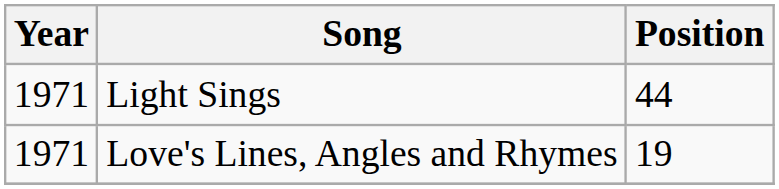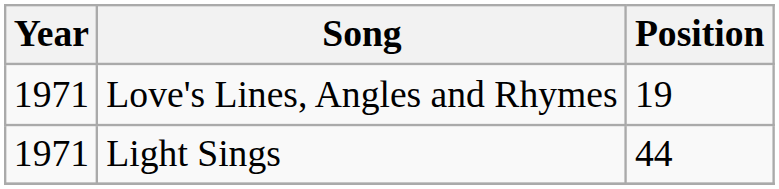rows swapped: (362, 153) <-> (194, 93)
